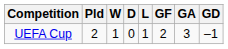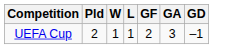- column: (131, 14)
